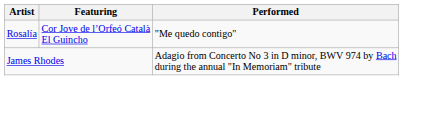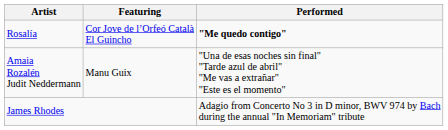(196, 34) normal -> (243, 34) bold
+ row: (44, 72)
